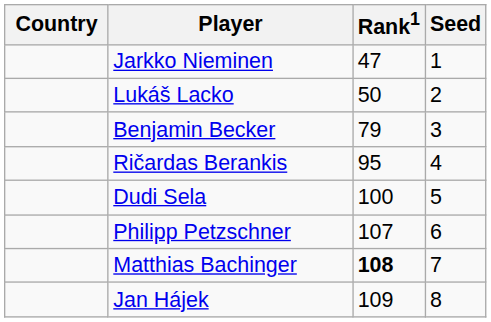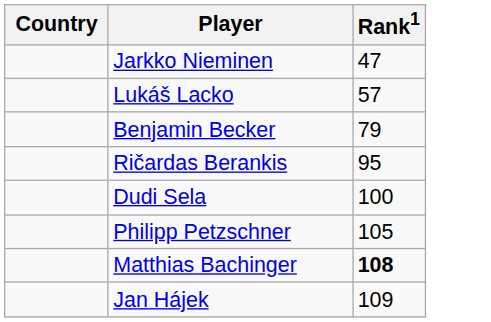- column: (456, 24)
(370, 95) 50 -> (370, 95) 57
(376, 231) 107 -> (376, 231) 105
